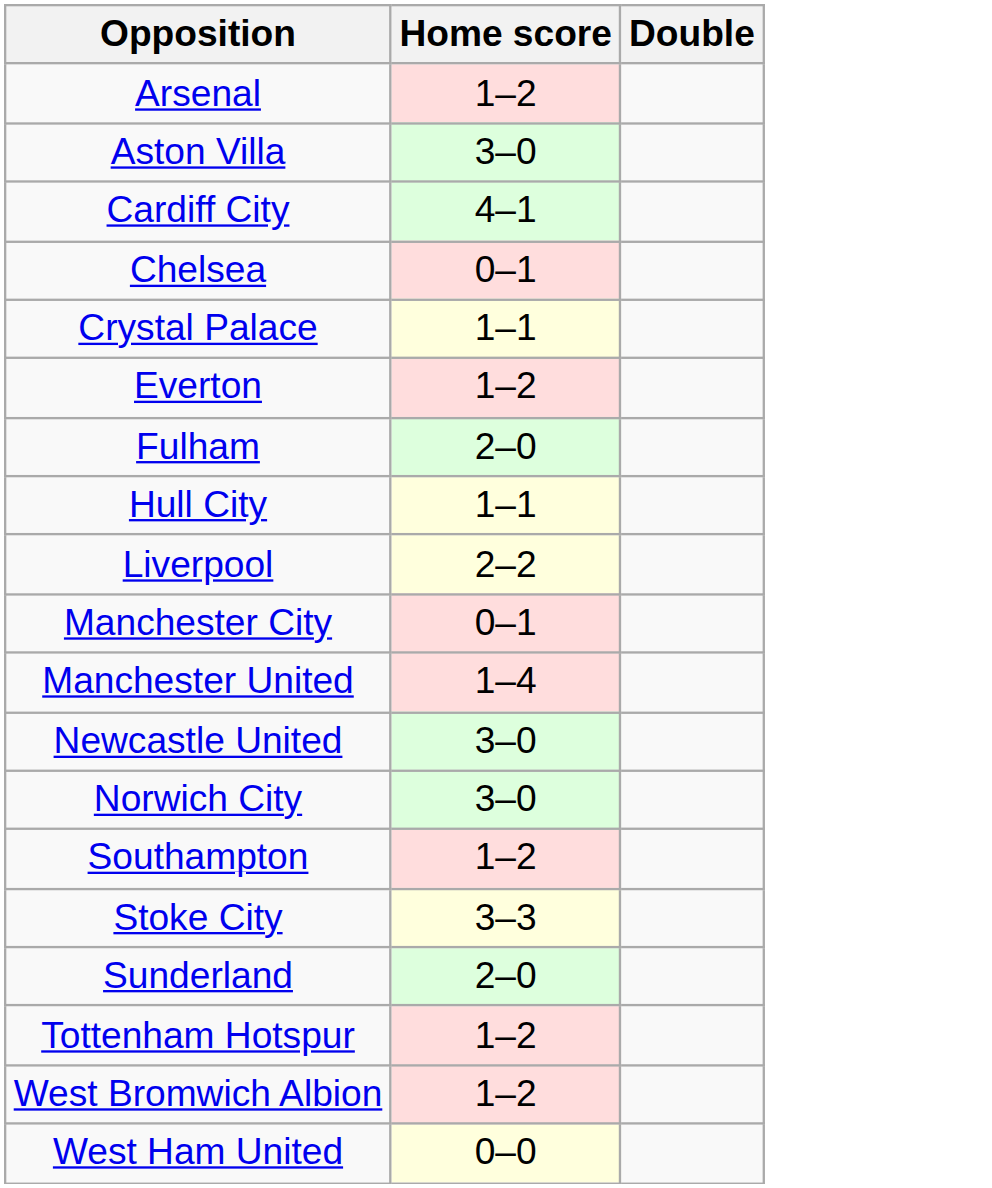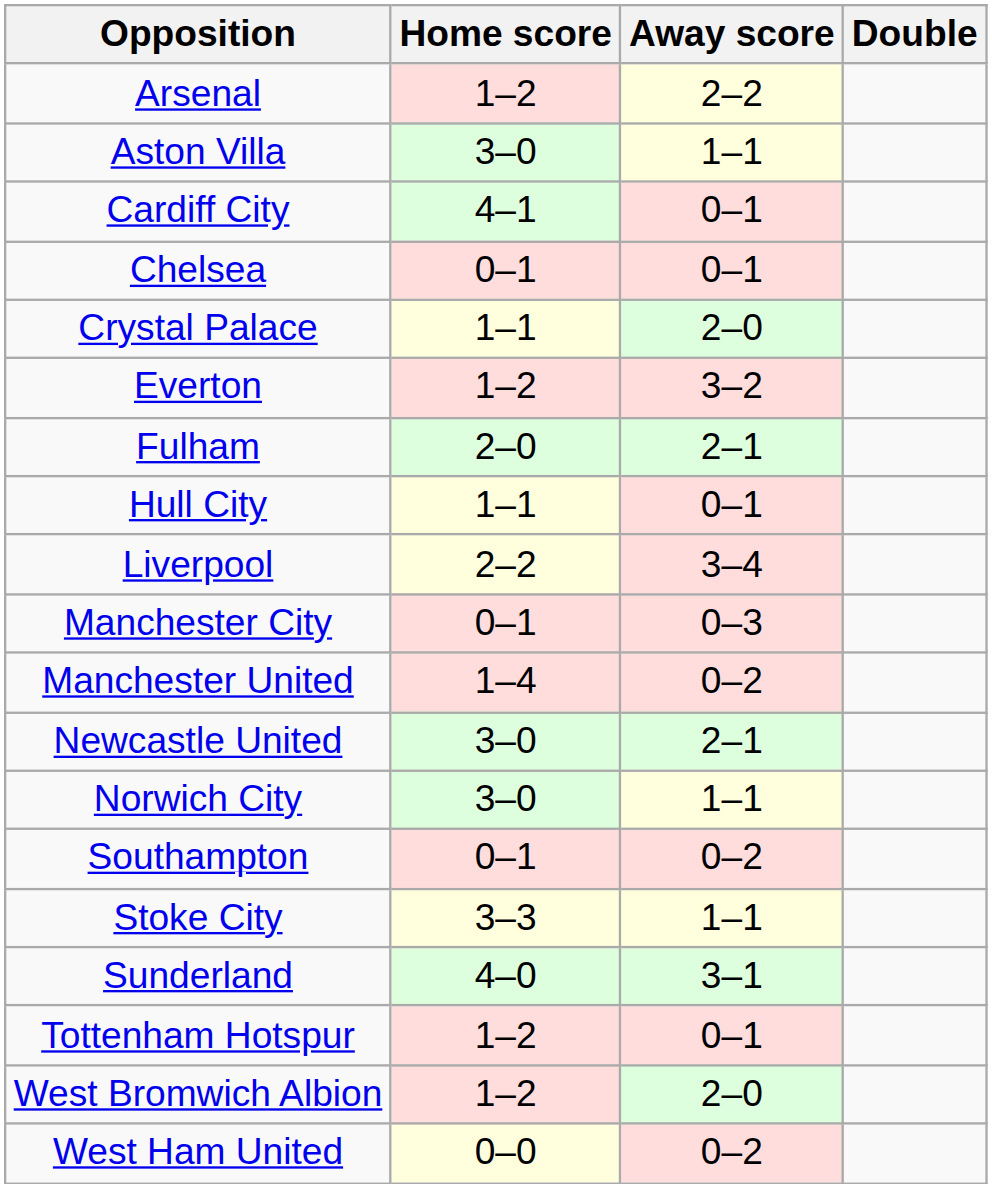+ column: (732, 33)
(506, 858) 1–2 -> (506, 858) 0–1
(506, 975) 2–0 -> (506, 975) 4–0
